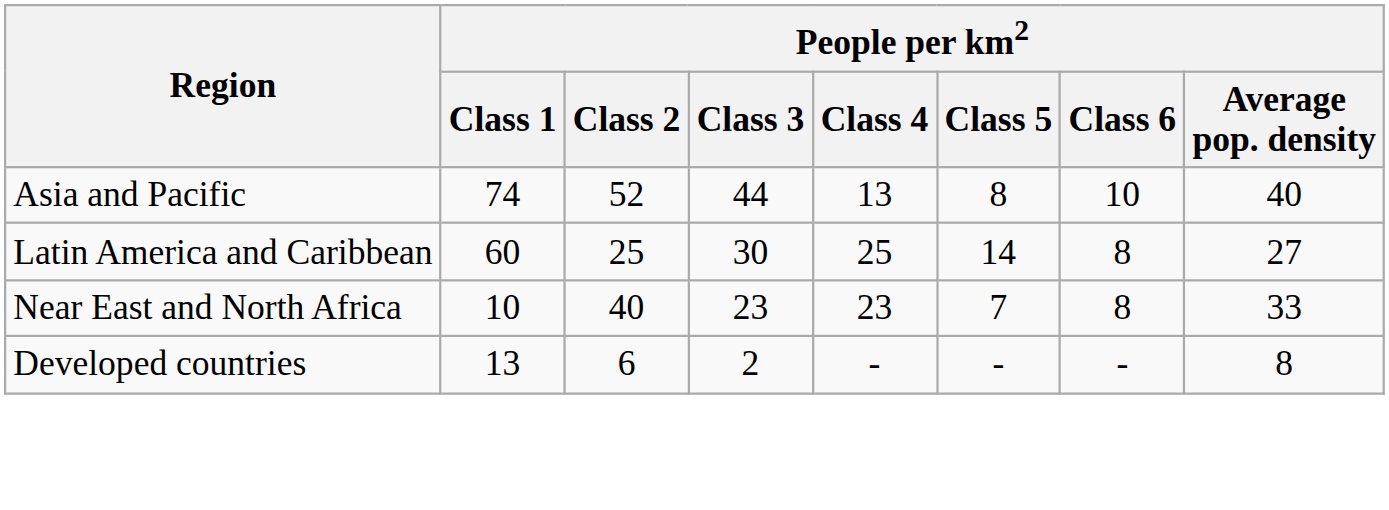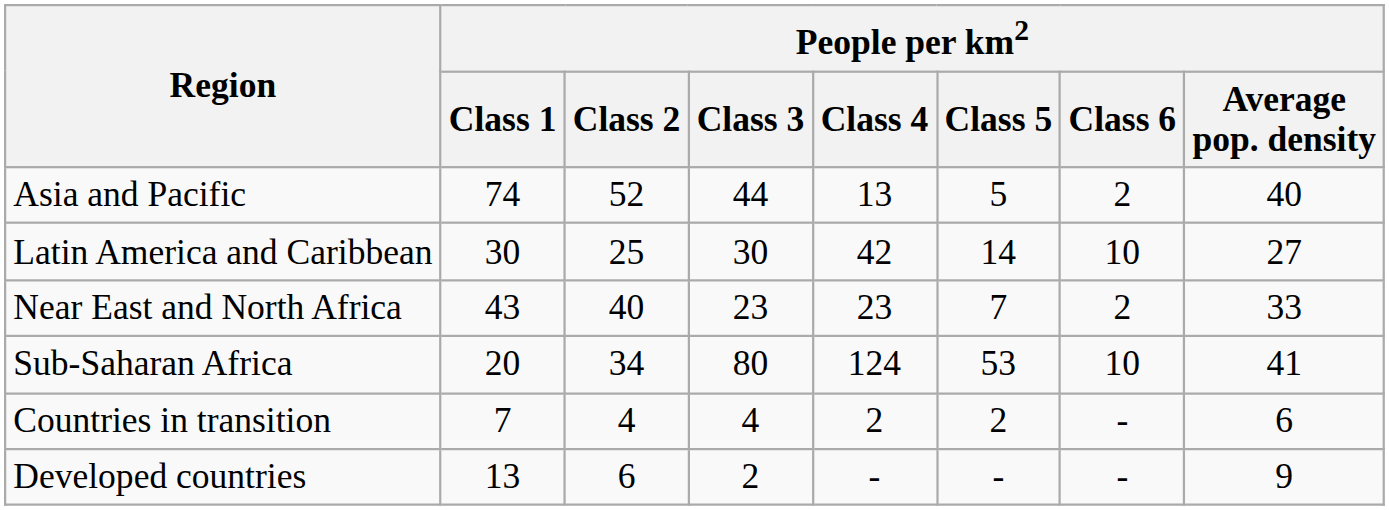(998, 194) 8 -> (998, 194) 5
(1122, 194) 10 -> (1122, 194) 2
(503, 251) 60 -> (503, 251) 30
(874, 251) 25 -> (874, 251) 42
(1122, 251) 8 -> (1122, 251) 10
(503, 307) 10 -> (503, 307) 43
(1122, 307) 8 -> (1122, 307) 2
+ row: (153, 363)
+ row: (172, 420)
(1284, 363) 8 -> (1284, 476) 9
